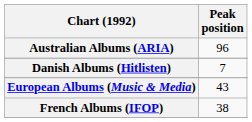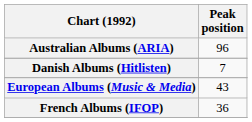(223, 107) 38 -> (223, 107) 36
